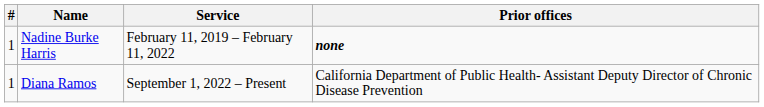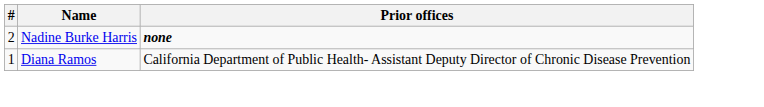- column: (218, 15)
(11, 45) 1 -> (11, 37) 2
